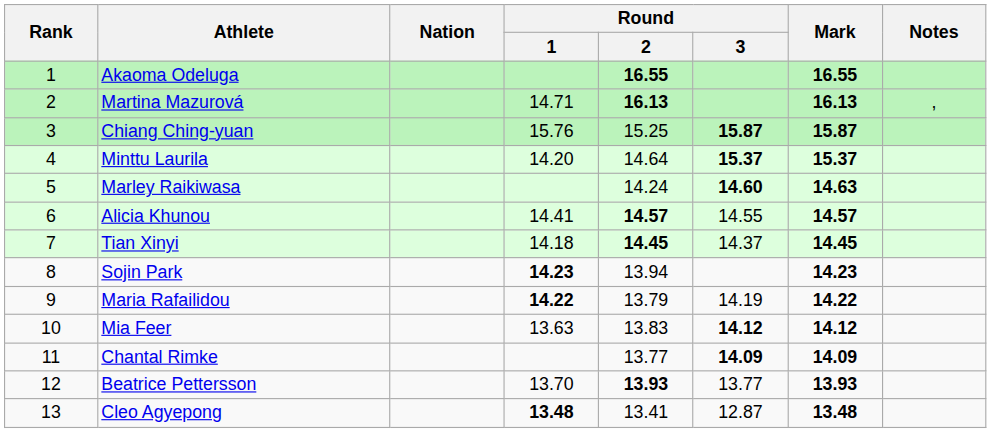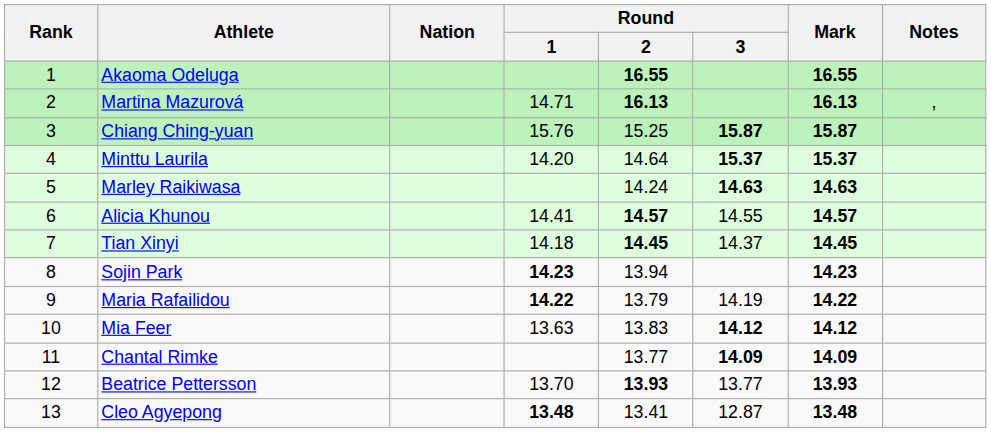(740, 187) 14.60 -> (740, 187) 14.63
